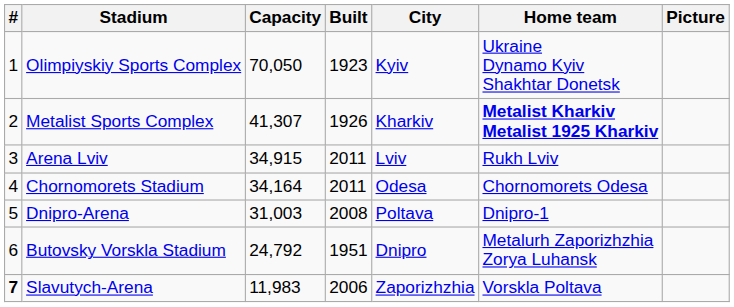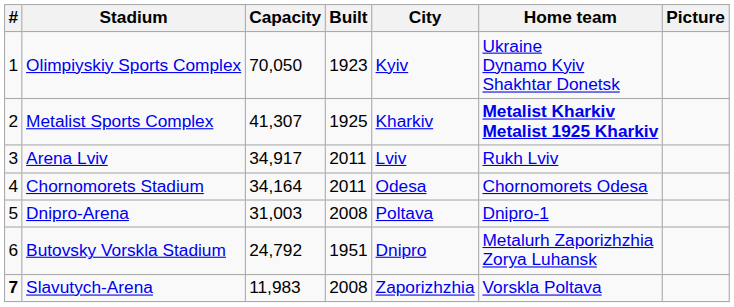(348, 121) 1926 -> (348, 121) 1925
(276, 158) 34,915 -> (276, 158) 34,917
(348, 287) 2006 -> (348, 287) 2008
